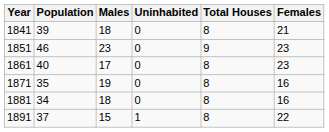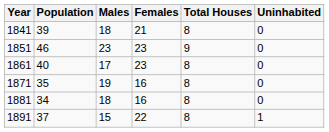columns swapped: (299, 13) <-> (166, 13)
